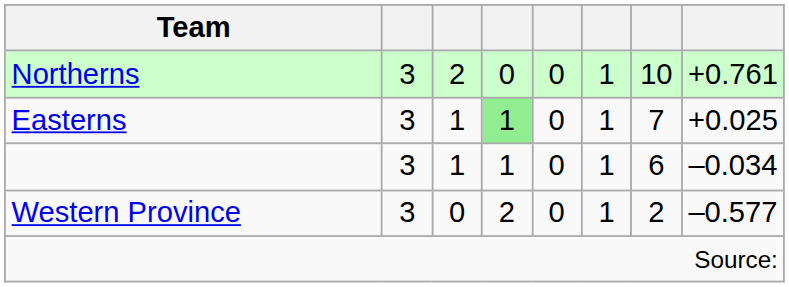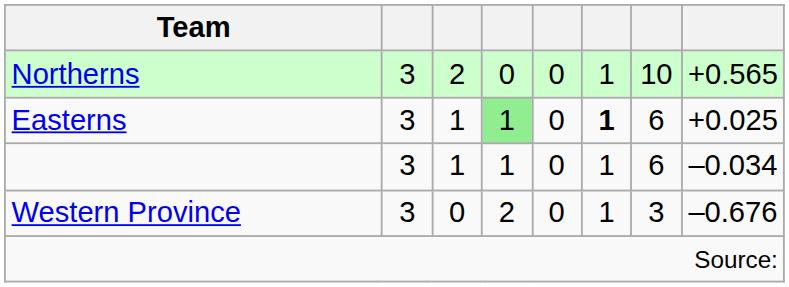(733, 73) +0.761 -> (733, 73) +0.565
(607, 119) normal -> (607, 119) bold
(656, 119) 7 -> (656, 119) 6
(656, 212) 2 -> (656, 212) 3
(733, 212) –0.577 -> (733, 212) –0.676
